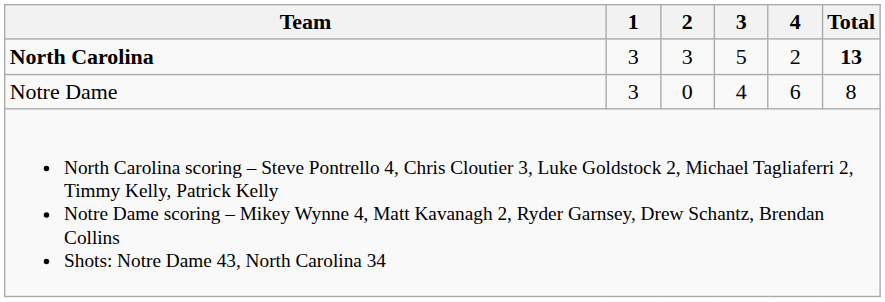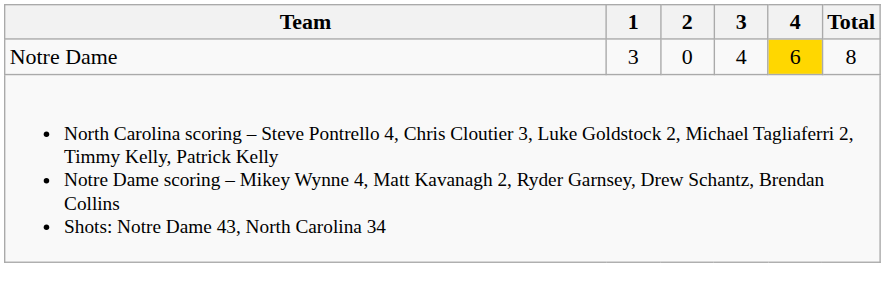- row: (82, 56)
(795, 91) no background -> (795, 56) gold background
